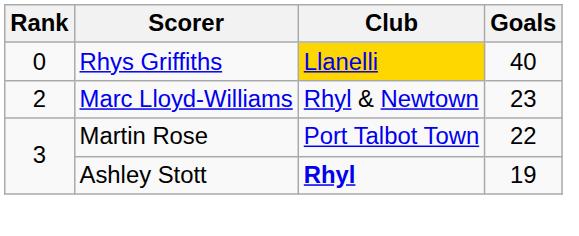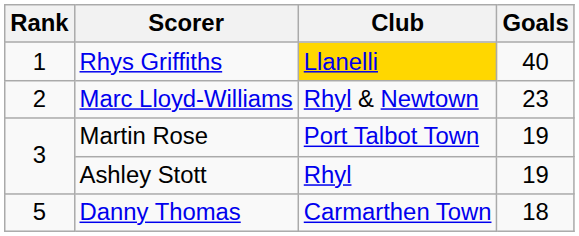(39, 61) 0 -> (39, 61) 1
(523, 136) 22 -> (536, 136) 19
(330, 174) bold -> (328, 174) normal
+ row: (160, 212)
